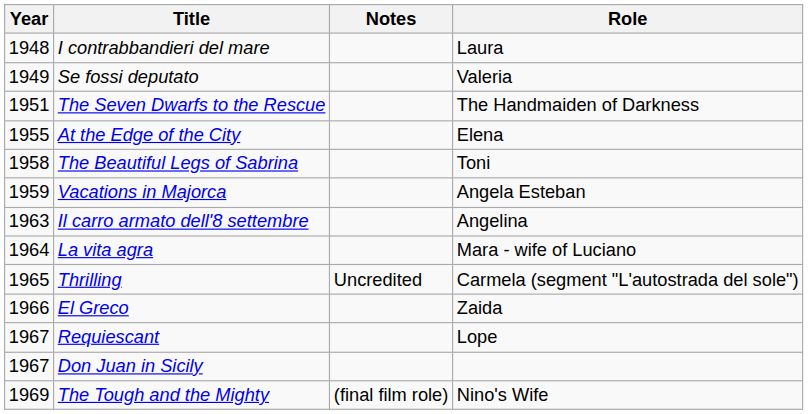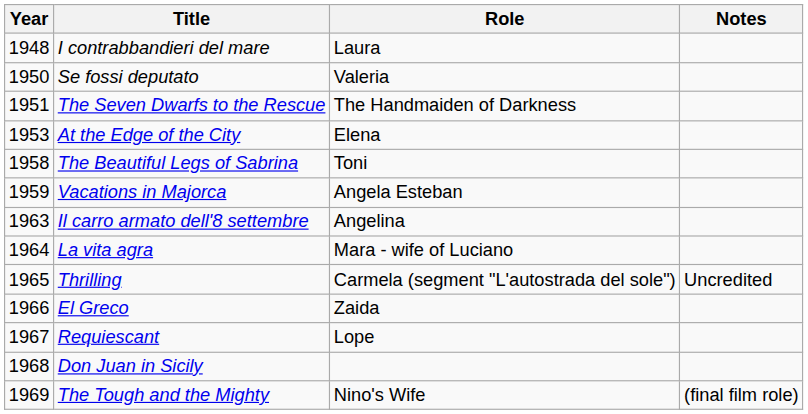columns swapped: (628, 18) <-> (391, 18)
(29, 76) 1949 -> (29, 76) 1950
(29, 134) 1955 -> (29, 134) 1953
(29, 366) 1967 -> (29, 366) 1968
